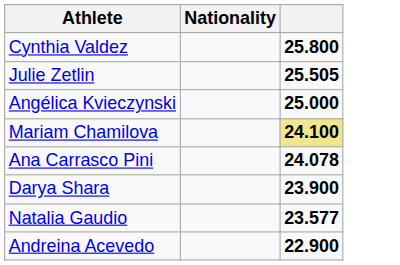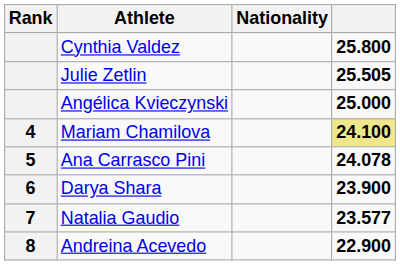+ column: (31, 18)
